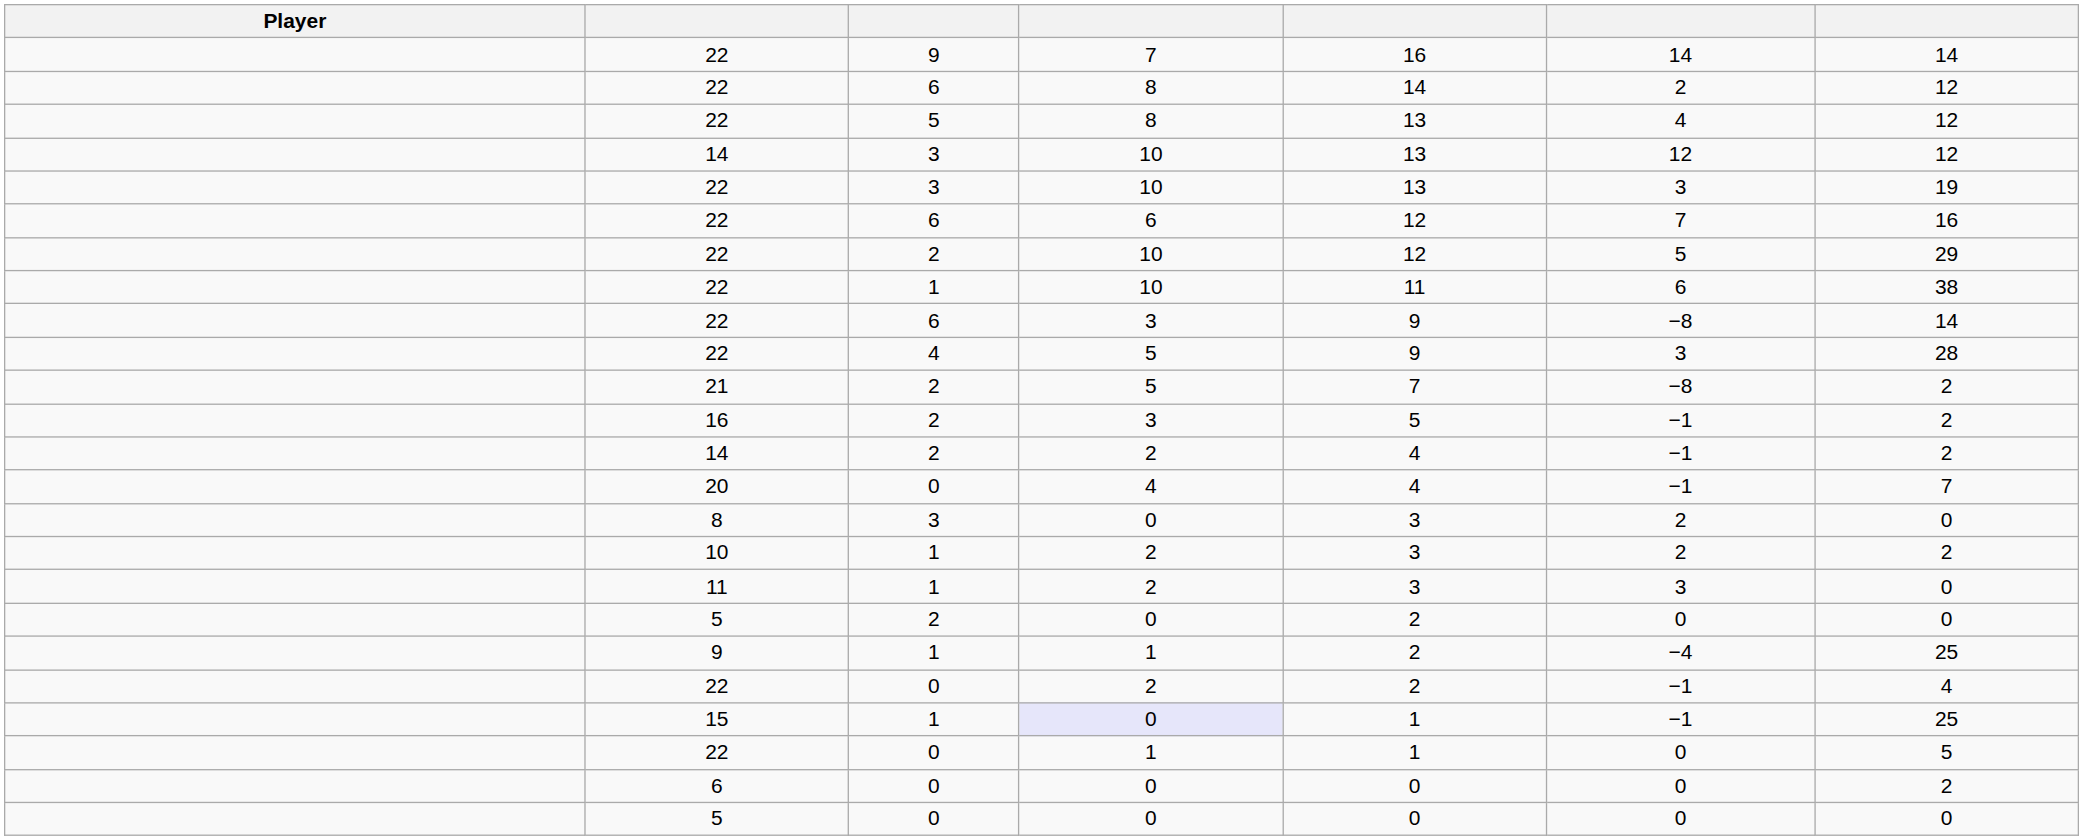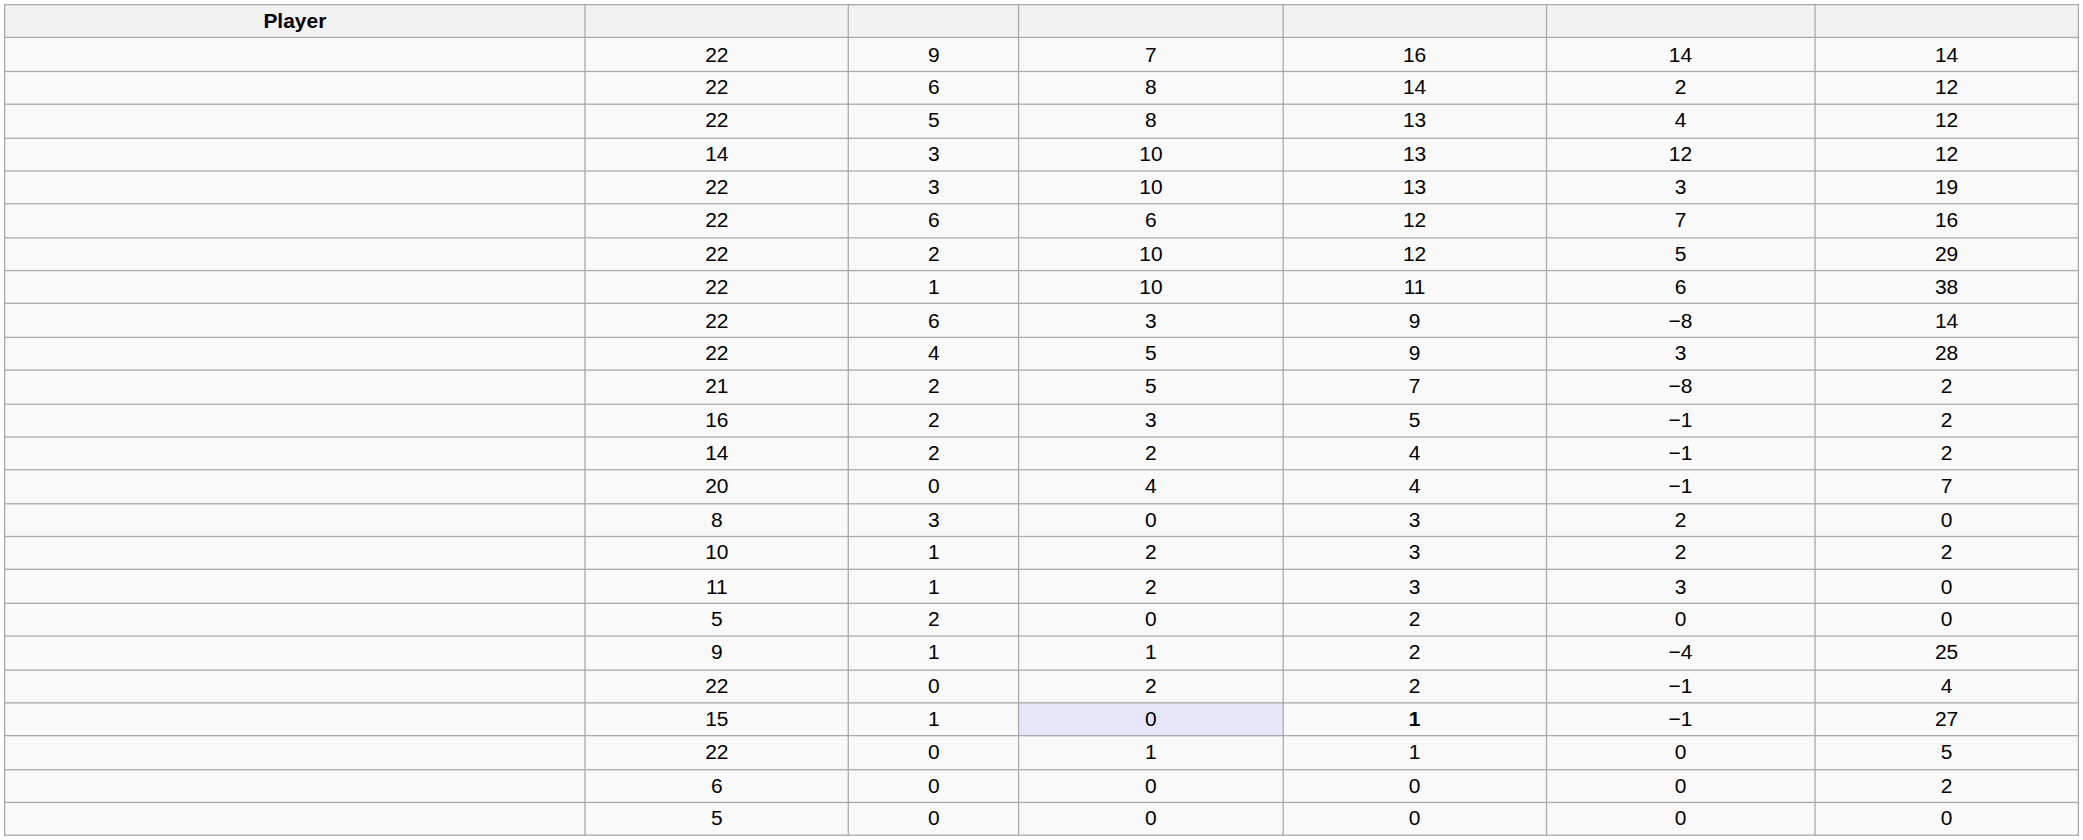(1415, 719) normal -> (1415, 719) bold
(1947, 719) 25 -> (1947, 719) 27
